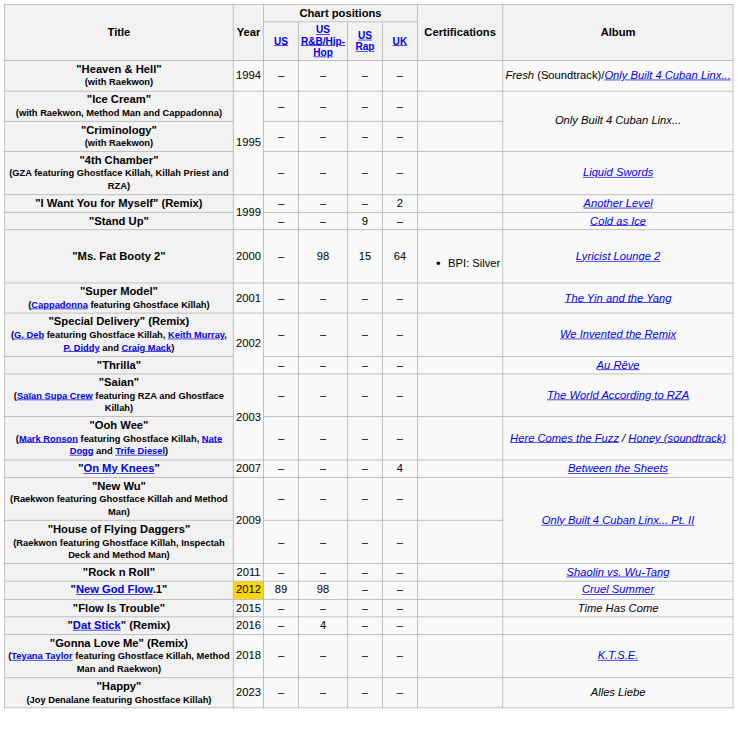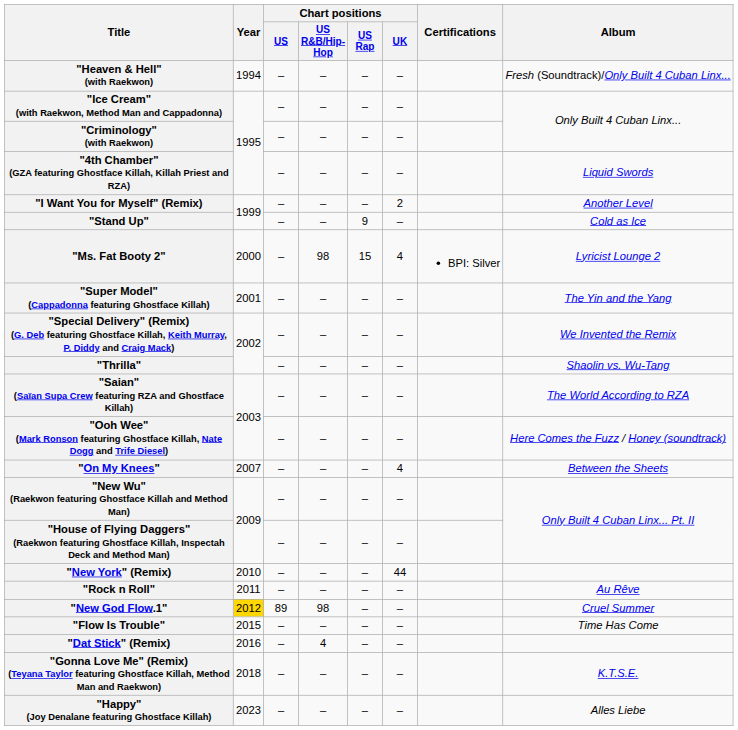(400, 256) 64 -> (400, 256) 4
(618, 365) Au Rêve -> (618, 365) Shaolin vs. Wu-Tang
+ row: (119, 572)
(618, 572) Shaolin vs. Wu-Tang -> (618, 590) Au Rêve
